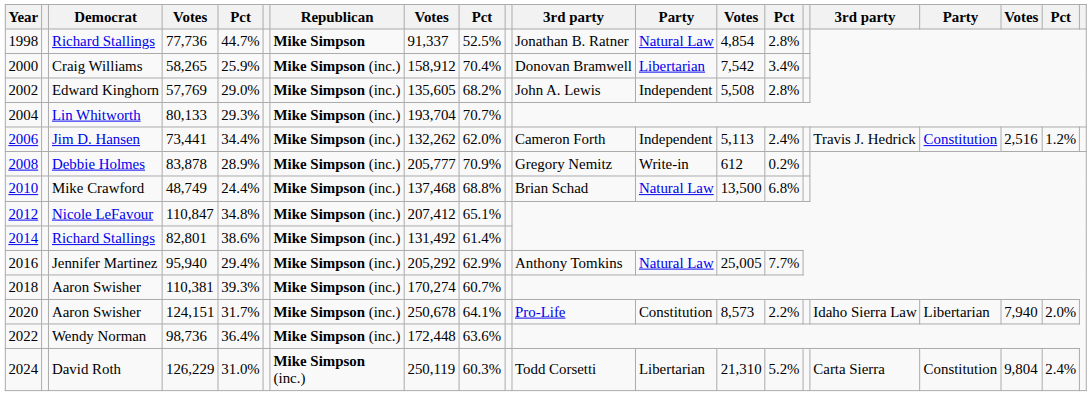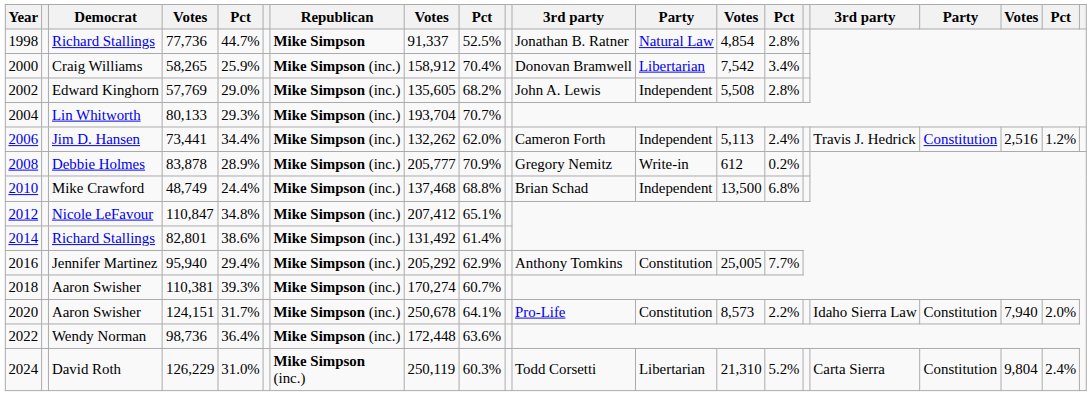(676, 188) Natural Law -> (676, 188) Independent
(676, 262) Natural Law -> (676, 262) Constitution
(957, 311) Libertarian -> (960, 311) Constitution
